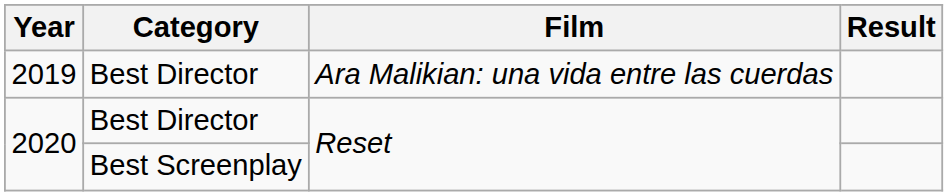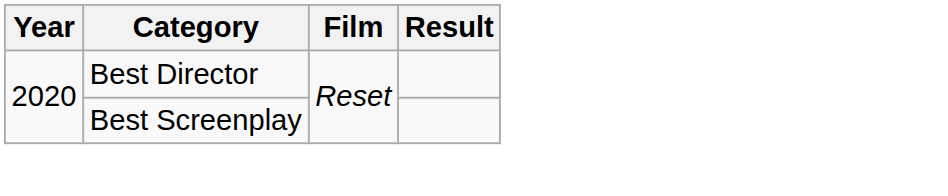- row: (44, 73)
